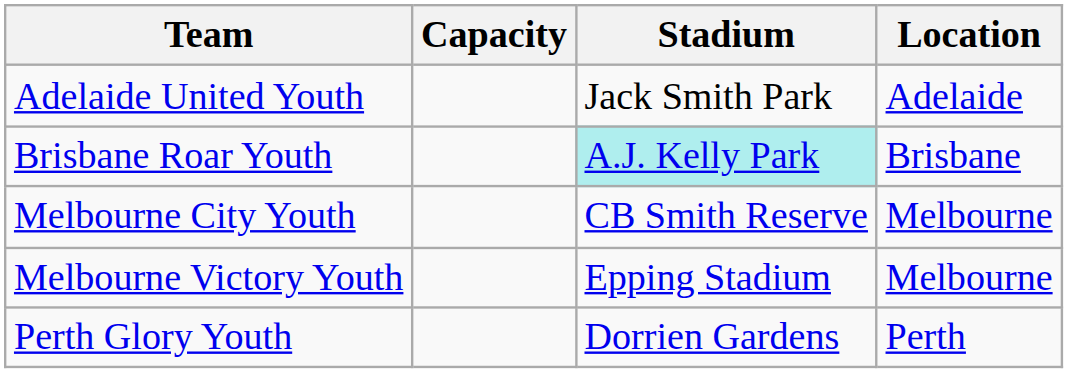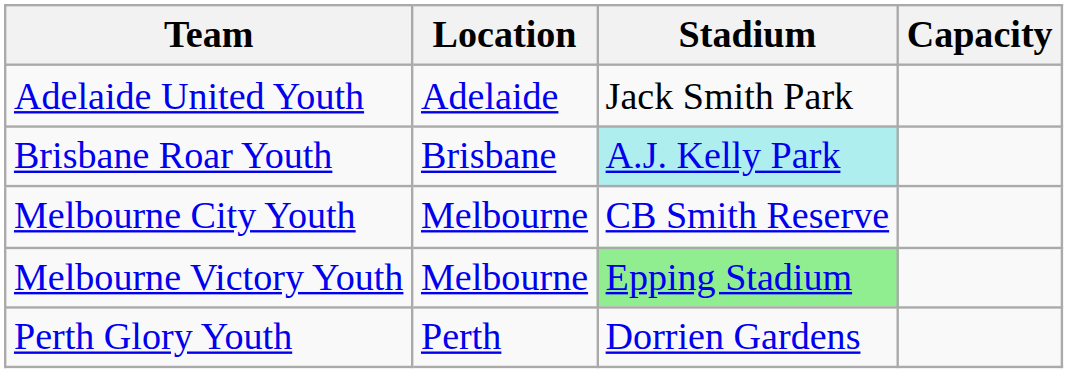columns swapped: (969, 34) <-> (494, 34)
(708, 276) no background -> (729, 276) lightgreen background
